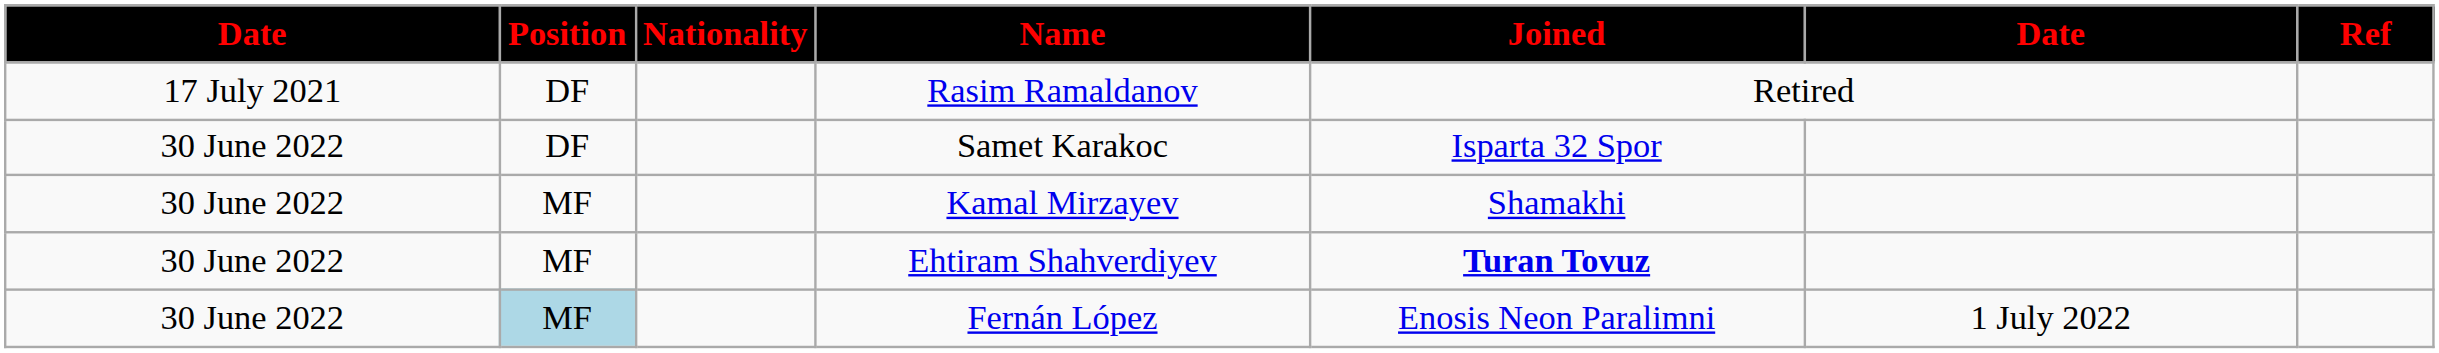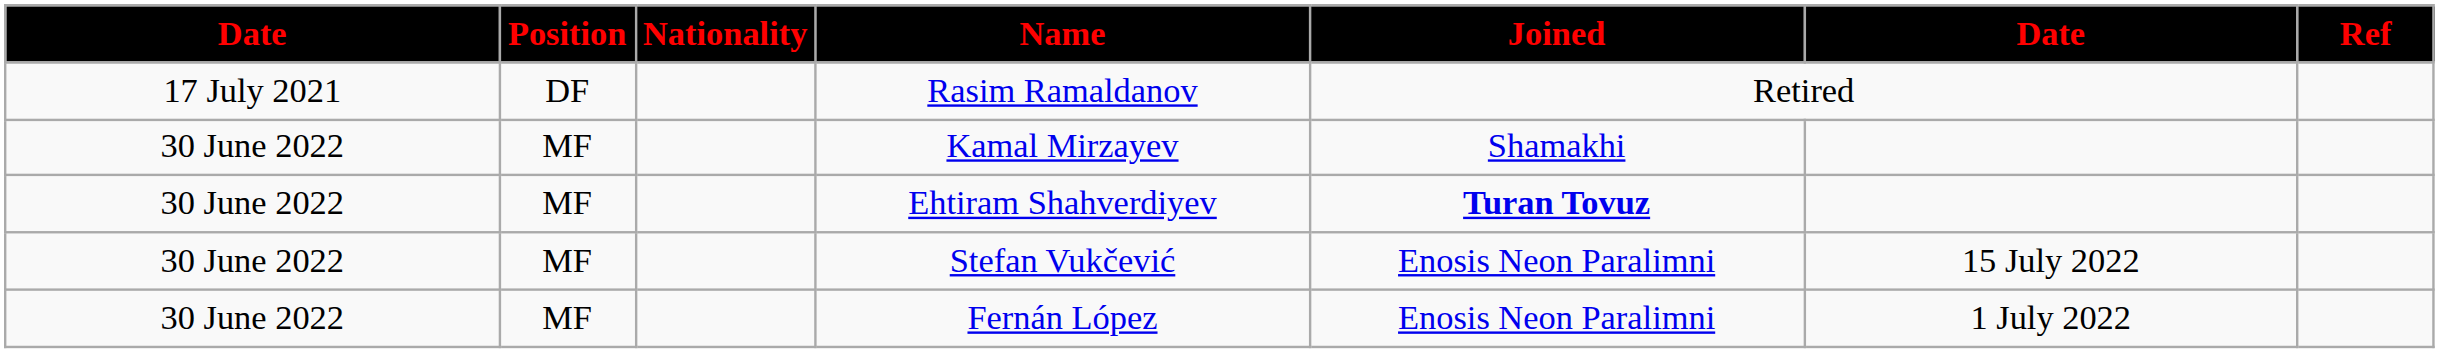- row: (1063, 146)
+ row: (1063, 260)
(567, 317) lightblue background -> (567, 317) no background
